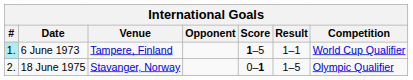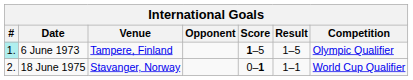(291, 51) 1–1 -> (291, 51) 1–5
(359, 51) World Cup Qualifier -> (353, 51) Olympic Qualifier
(291, 67) 1–5 -> (291, 67) 1–1
(353, 67) Olympic Qualifier -> (359, 67) World Cup Qualifier
